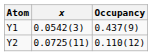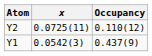rows swapped: (12, 28) <-> (12, 43)
